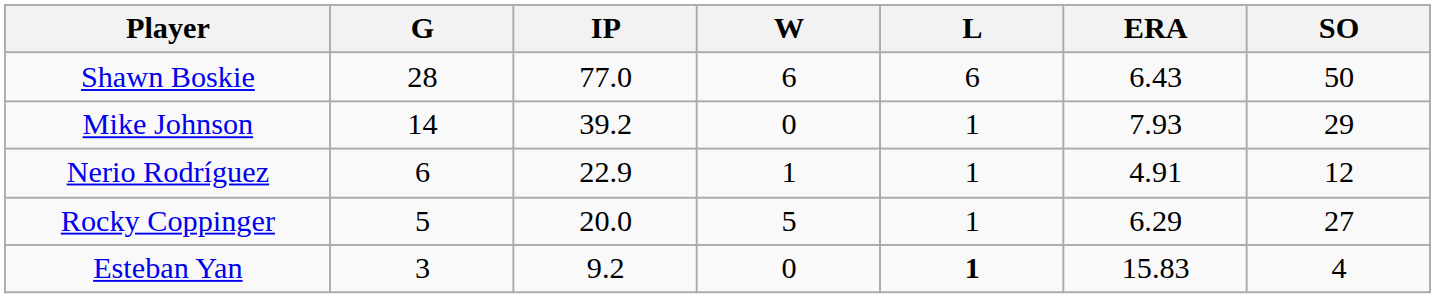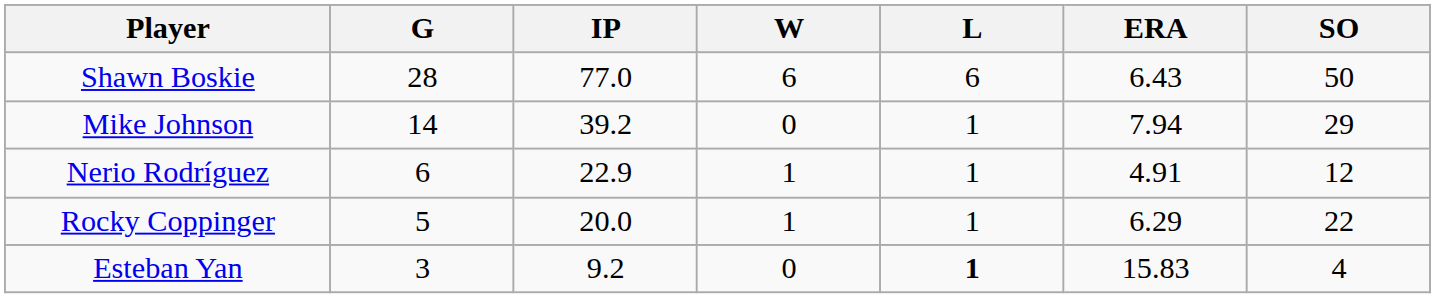(1156, 124) 7.93 -> (1156, 124) 7.94
(789, 220) 5 -> (789, 220) 1
(1339, 220) 27 -> (1339, 220) 22
